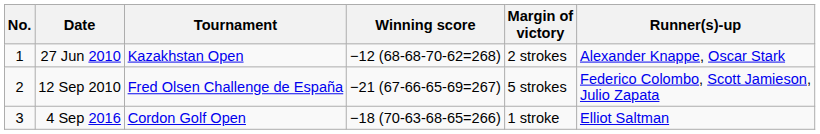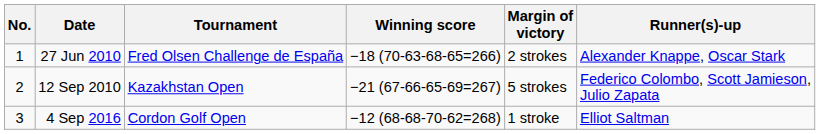(186, 56) Kazakhstan Open -> (235, 56) Fred Olsen Challenge de España
(425, 56) −12 (68-68-70-62=268) -> (425, 56) −18 (70-63-68-65=266)
(235, 87) Fred Olsen Challenge de España -> (186, 87) Kazakhstan Open
(425, 118) −18 (70-63-68-65=266) -> (425, 118) −12 (68-68-70-62=268)
